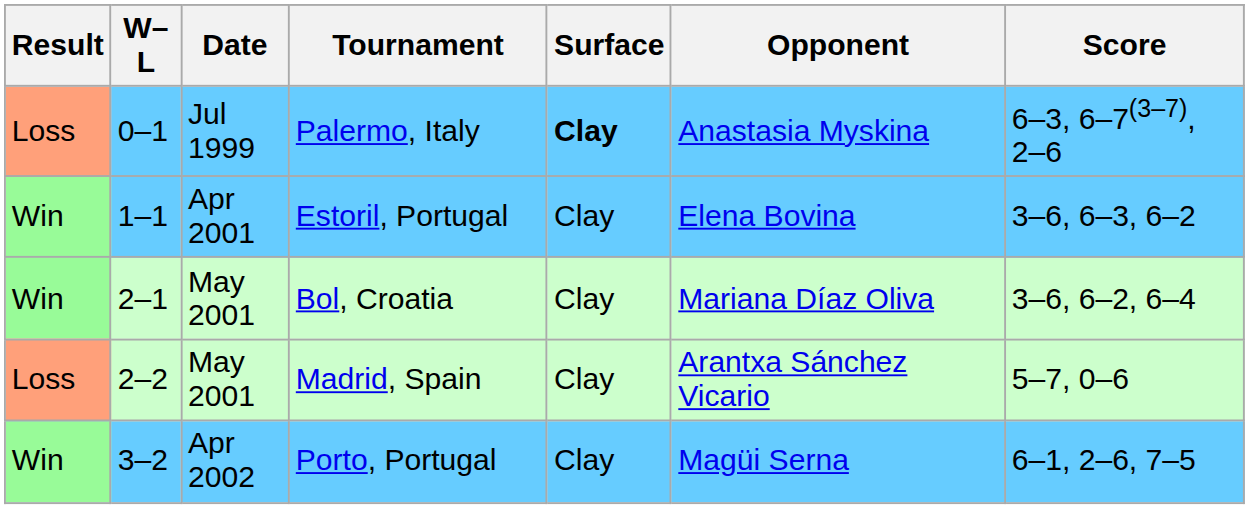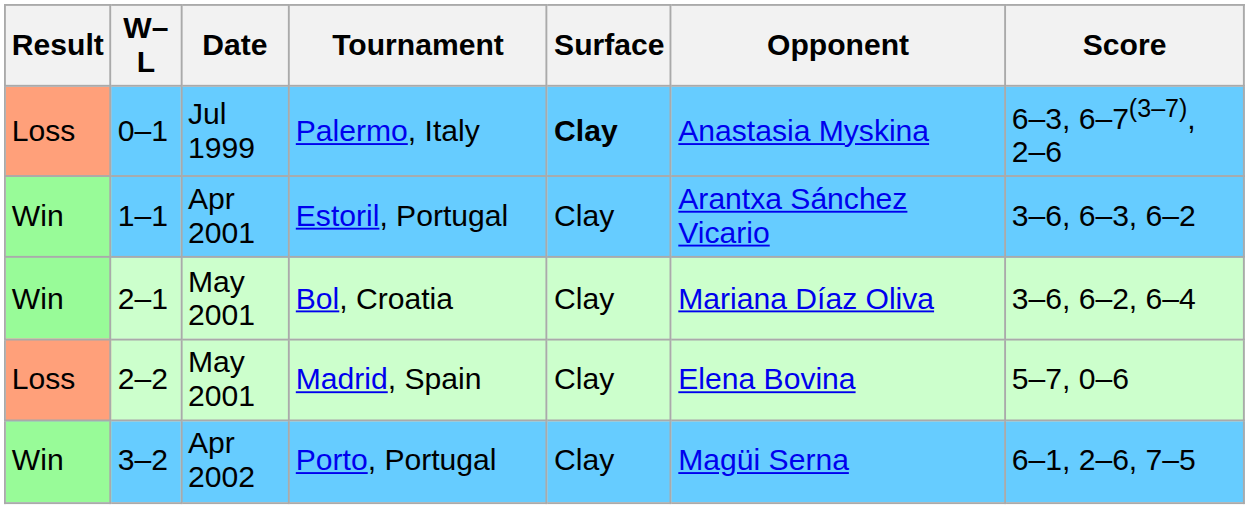(767, 216) Elena Bovina -> (793, 216) Arantxa Sánchez Vicario
(793, 379) Arantxa Sánchez Vicario -> (767, 379) Elena Bovina
